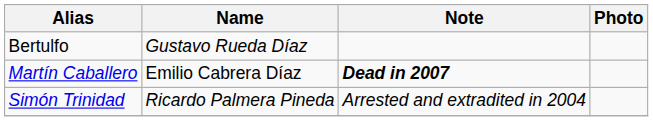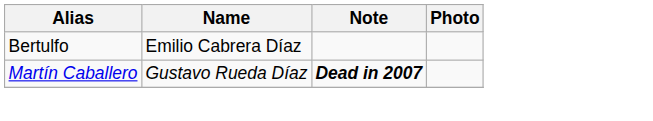(226, 45) Gustavo Rueda Díaz -> (224, 45) Emilio Cabrera Díaz
(224, 73) Emilio Cabrera Díaz -> (226, 73) Gustavo Rueda Díaz
- row: (67, 101)
